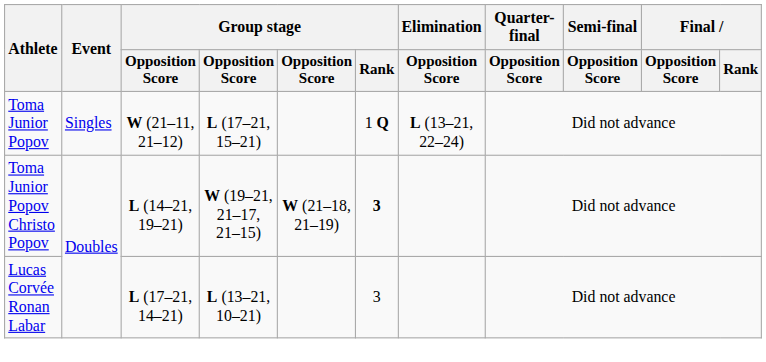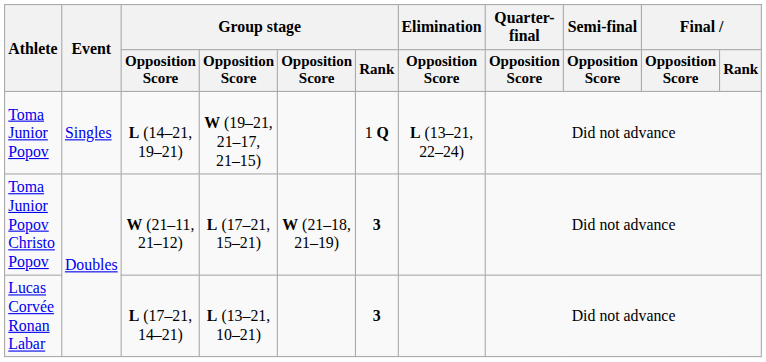(160, 133) W (21–11, 21–12) -> (160, 142) L (14–21, 19–21)
(239, 133) L (17–21, 15–21) -> (239, 142) W (19–21, 21–17, 21–15)
(160, 215) L (14–21, 19–21) -> (160, 234) W (21–11, 21–12)
(239, 215) W (19–21, 21–17, 21–15) -> (239, 234) L (17–21, 15–21)
(377, 297) normal -> (377, 316) bold
